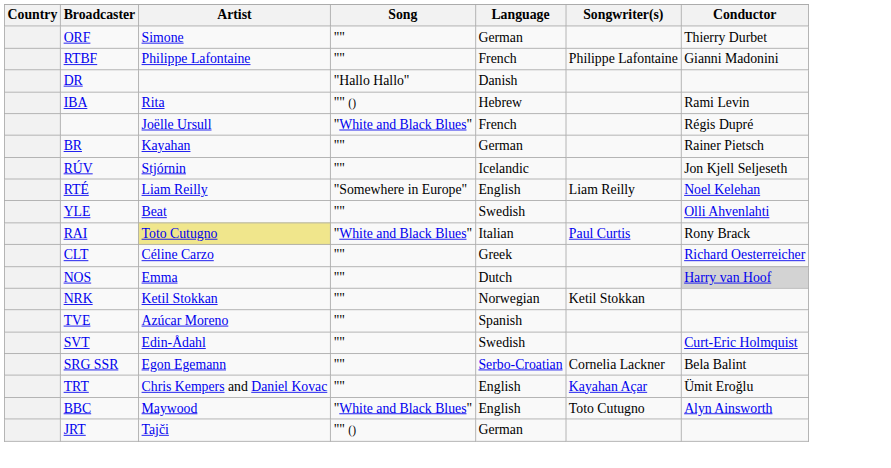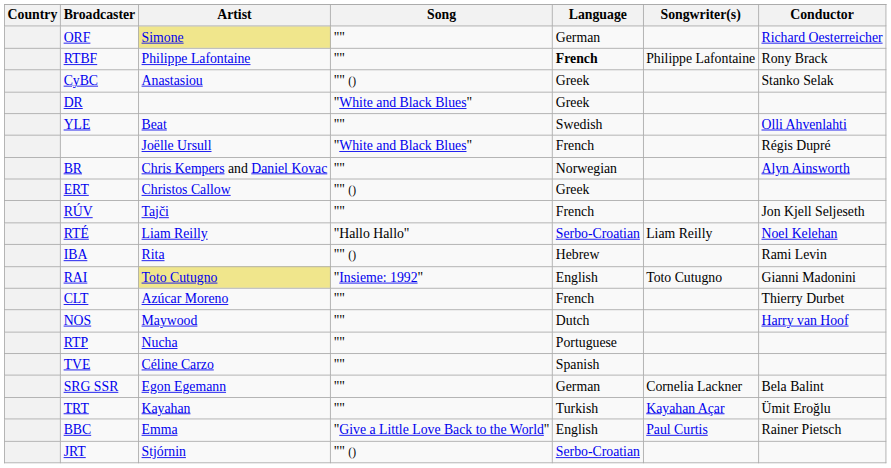(163, 37) no background -> (163, 37) khaki background
(726, 37) Thierry Durbet -> (822, 37) Richard Oesterreicher
(498, 59) normal -> (577, 59) bold
(731, 59) Gianni Madonini -> (795, 59) Rony Brack
+ row: (81, 80)
(372, 80) "Hallo Hallo" -> (403, 102) "White and Black Blues"
(498, 80) Danish -> (573, 102) Greek
rows swapped: (77, 211) <-> (75, 102)
(166, 146) Kayahan -> (234, 168) Chris Kempers and Daniel Kovac
(501, 146) German -> (586, 168) Norwegian
(724, 146) Rainer Pietsch -> (806, 168) Alyn Ainsworth
+ row: (76, 189)
(164, 168) Stjórnin -> (155, 211) Tajči
(504, 168) Icelandic -> (575, 211) French
(400, 189) "Somewhere in Europe" -> (372, 233) "Hallo Hallo"
(499, 189) English -> (598, 233) Serbo-Croatian
(403, 233) "White and Black Blues" -> (378, 277) "Insieme: 1992"
(496, 233) Italian -> (577, 277) English
(600, 233) Paul Curtis -> (684, 277) Toto Cutugno
(717, 233) Rony Brack -> (809, 277) Gianni Madonini
(178, 255) Céline Carzo -> (185, 299) Azúcar Moreno
(495, 255) Greek -> (575, 299) French
(745, 255) Richard Oesterreicher -> (803, 299) Thierry Durbet
(160, 277) Emma -> (169, 320) Maywood
(728, 277) lightgrey background -> (805, 320) no background
- row: (78, 299)
+ row: (76, 342)
(185, 320) Azúcar Moreno -> (178, 364) Céline Carzo
- row: (77, 342)
(520, 364) Serbo-Croatian -> (578, 386) German
(234, 386) Chris Kempers and Daniel Kovac -> (166, 408) Kayahan
(499, 386) English -> (577, 408) Turkish
(169, 408) Maywood -> (160, 430) Emma
(403, 408) "White and Black Blues" -> (442, 430) "Give a Little Love Back to the World"
(607, 408) Toto Cutugno -> (677, 430) Paul Curtis
(728, 408) Alyn Ainsworth -> (801, 430) Rainer Pietsch
(155, 430) Tajči -> (164, 451) Stjórnin
(501, 430) German -> (598, 451) Serbo-Croatian
